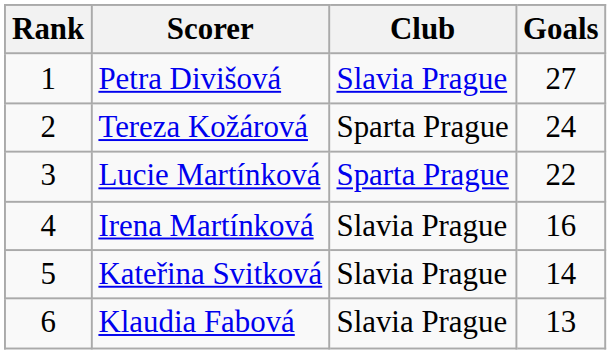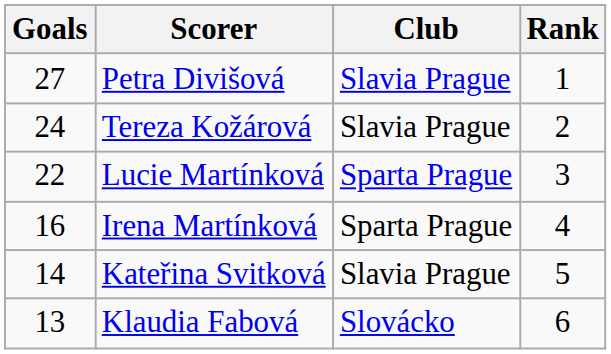columns swapped: (48, 28) <-> (561, 28)
(423, 126) Sparta Prague -> (425, 126) Slavia Prague
(422, 224) Slavia Prague -> (426, 224) Sparta Prague
(422, 322) Slavia Prague -> (397, 322) Slovácko
